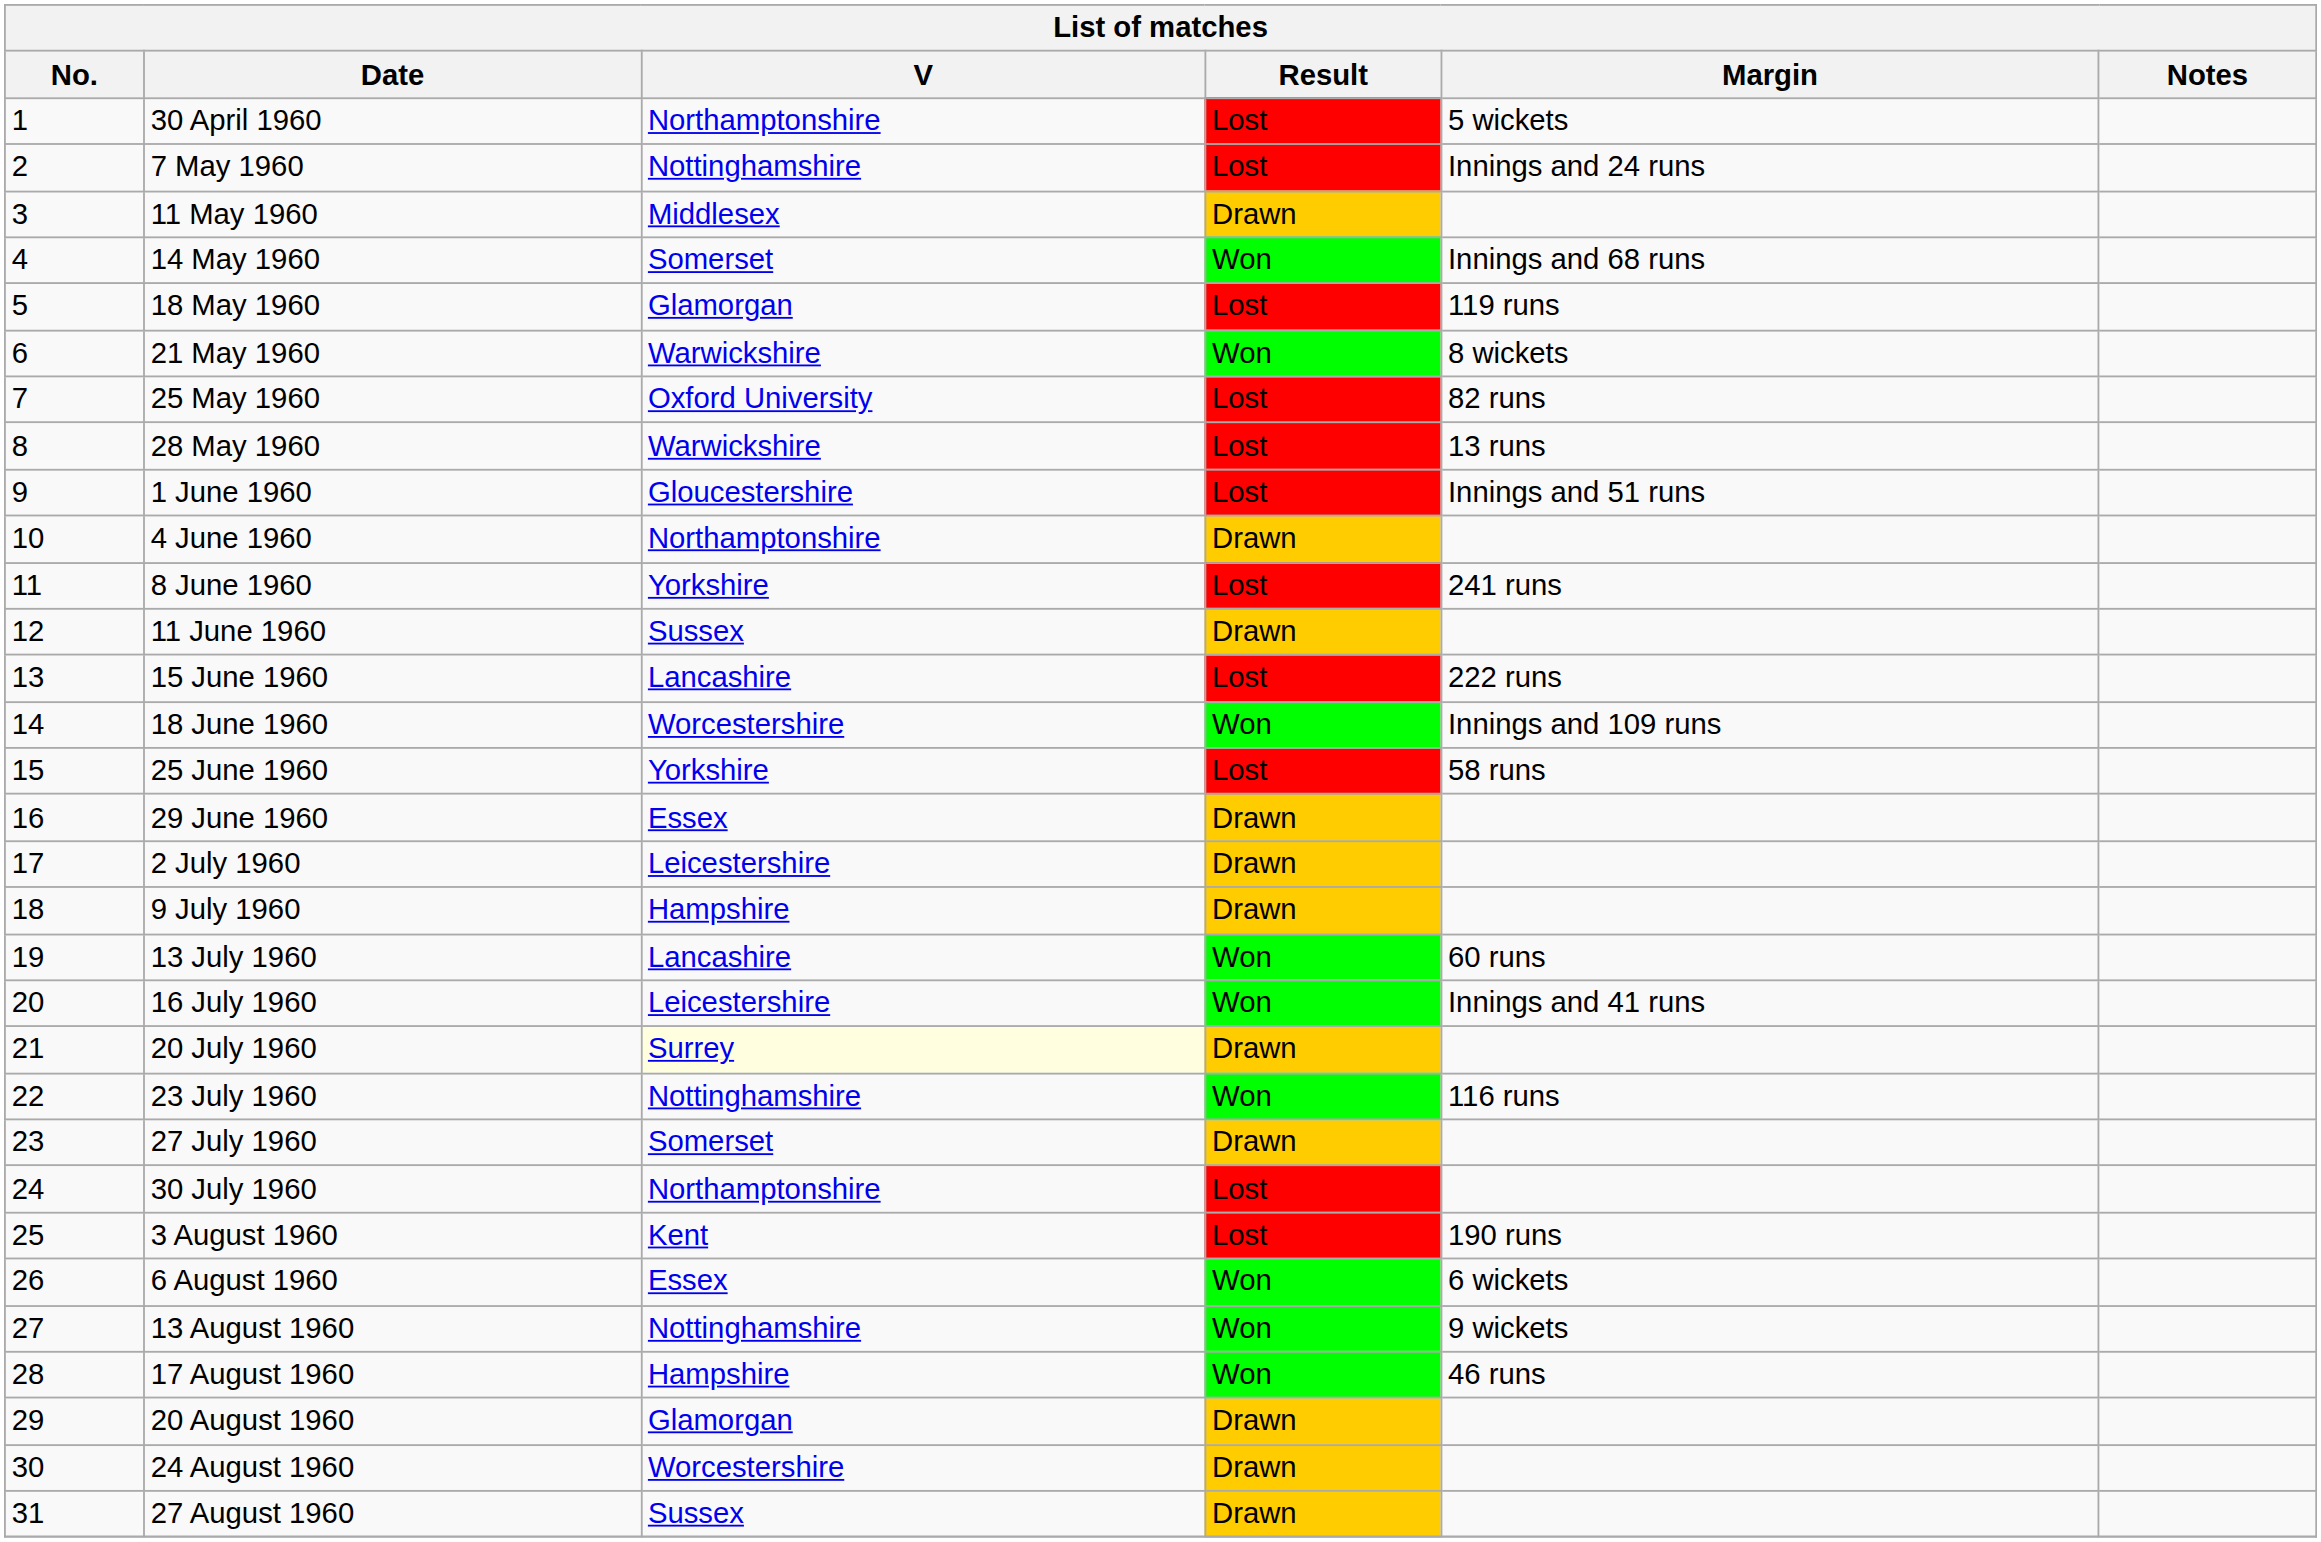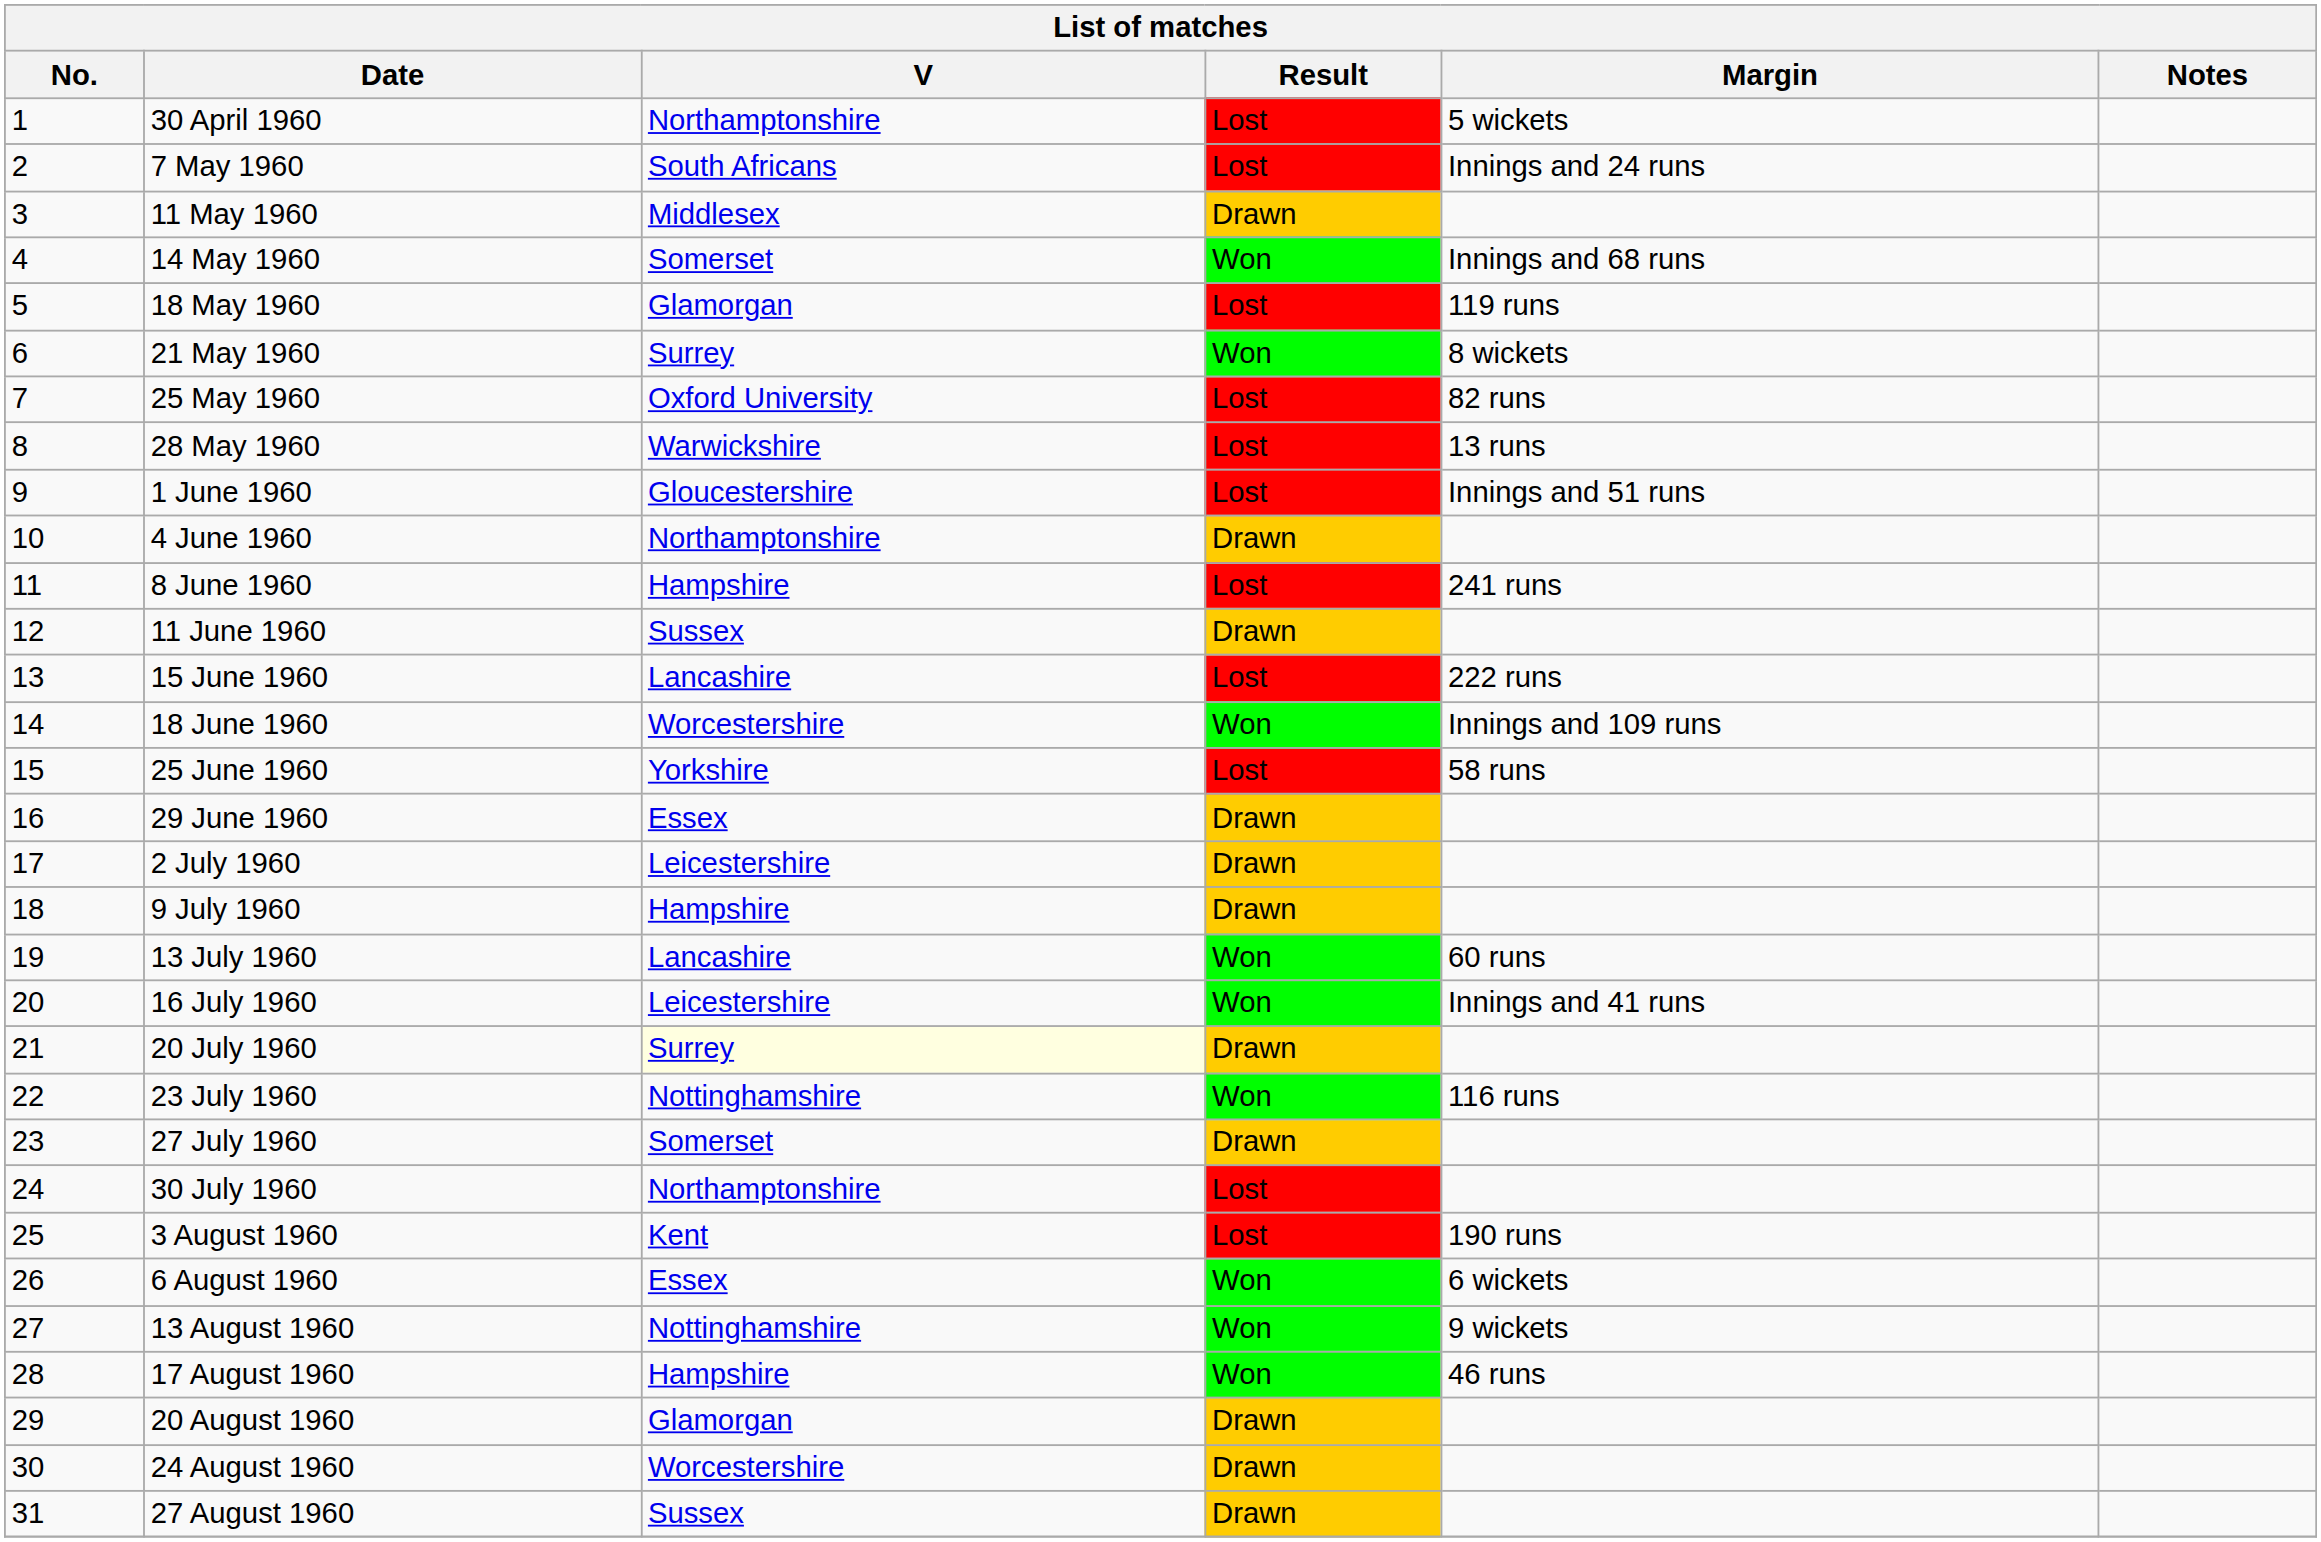(755, 167) Nottinghamshire -> (742, 167) South Africans
(734, 352) Warwickshire -> (691, 352) Surrey
(708, 584) Yorkshire -> (719, 584) Hampshire
